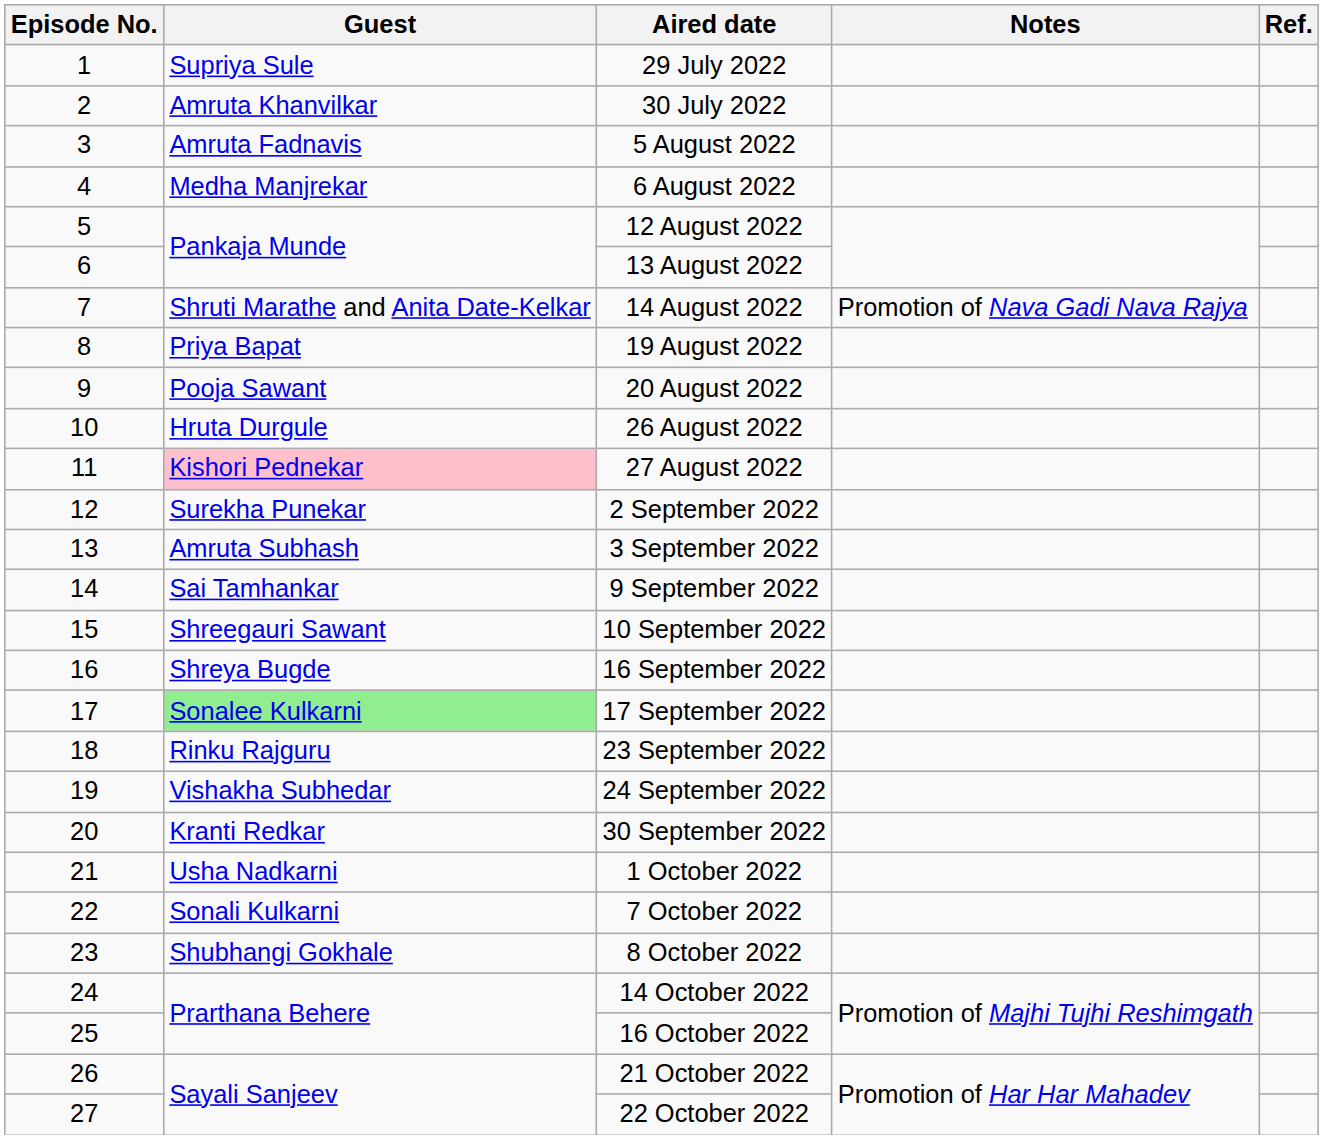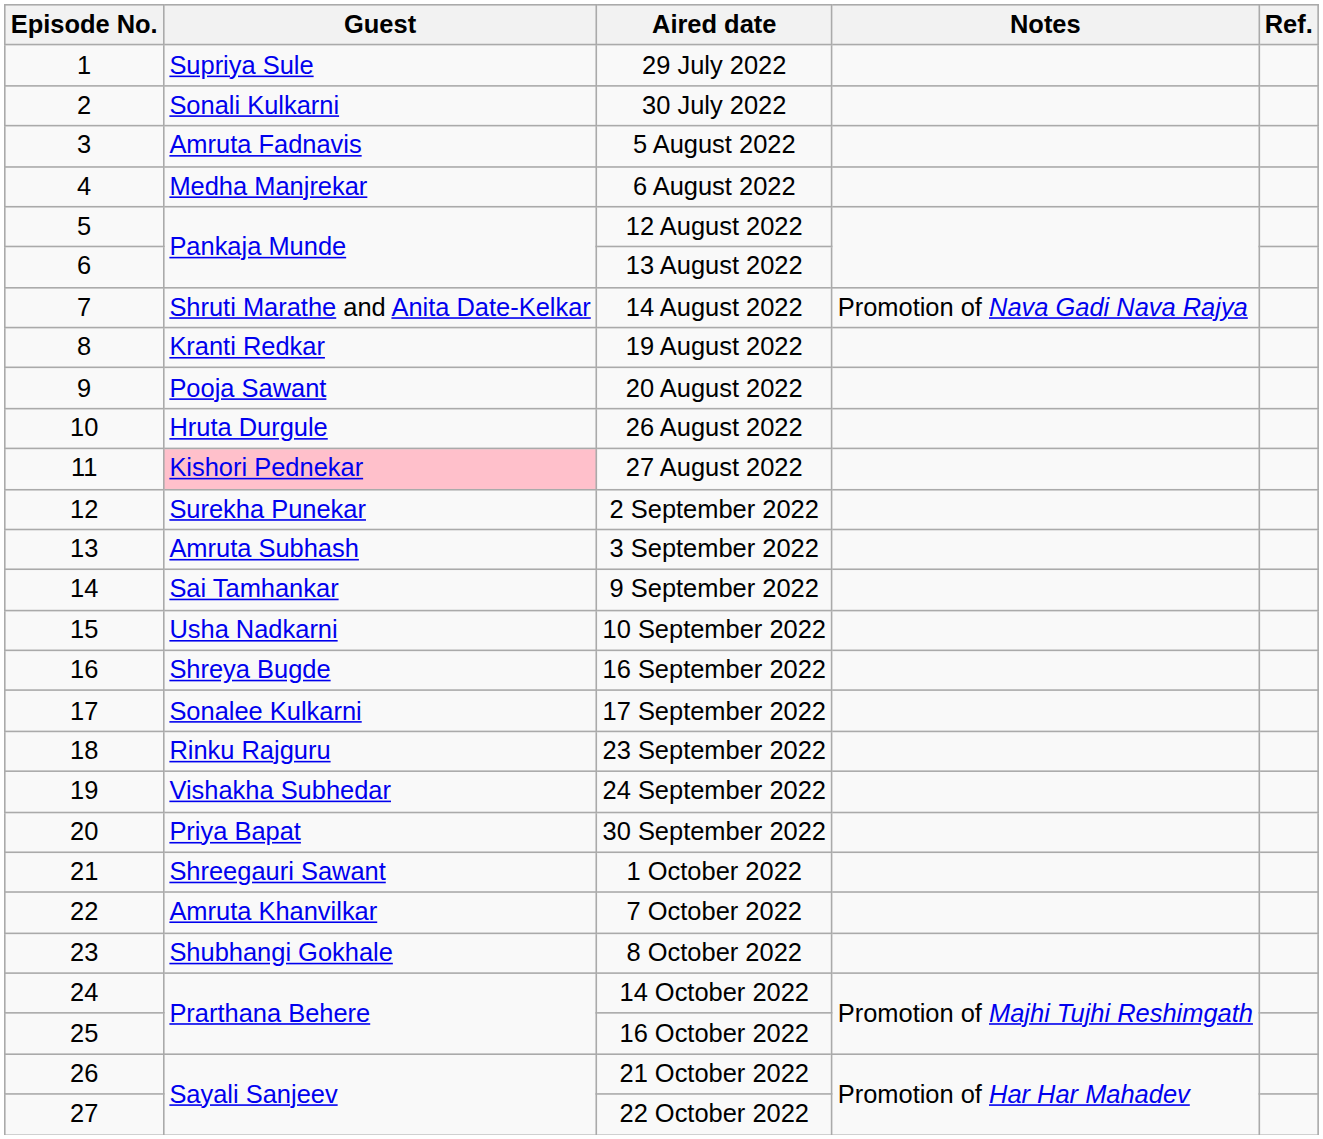(273, 105) Amruta Khanvilkar -> (254, 105) Sonali Kulkarni
(235, 347) Priya Bapat -> (247, 347) Kranti Redkar
(278, 629) Shreegauri Sawant -> (254, 629) Usha Nadkarni
(266, 710) lightgreen background -> (266, 710) no background
(247, 831) Kranti Redkar -> (235, 831) Priya Bapat
(254, 871) Usha Nadkarni -> (278, 871) Shreegauri Sawant
(254, 912) Sonali Kulkarni -> (273, 912) Amruta Khanvilkar
